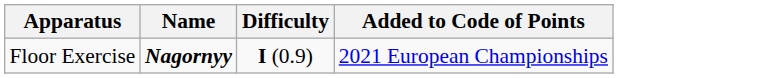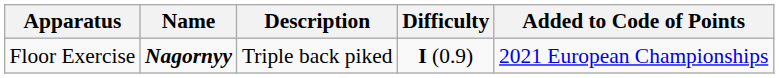+ column: (317, 21)
